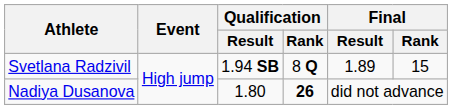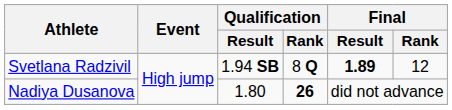(360, 67) normal -> (360, 67) bold
(420, 67) 15 -> (420, 67) 12
